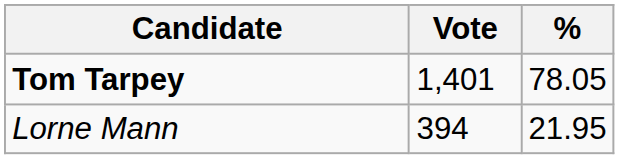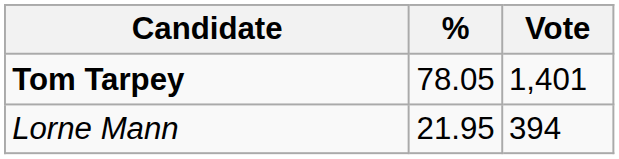columns swapped: (465, 29) <-> (567, 29)
